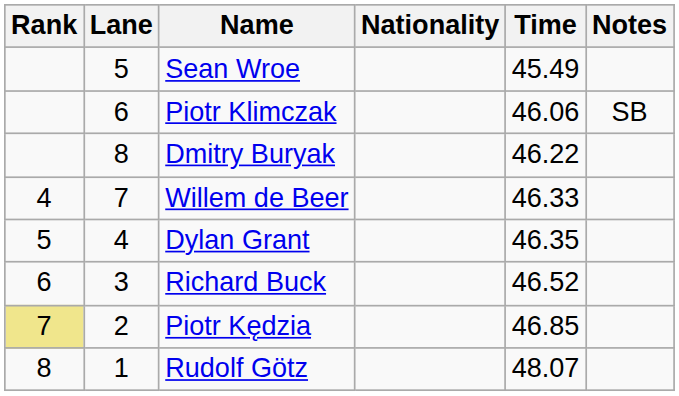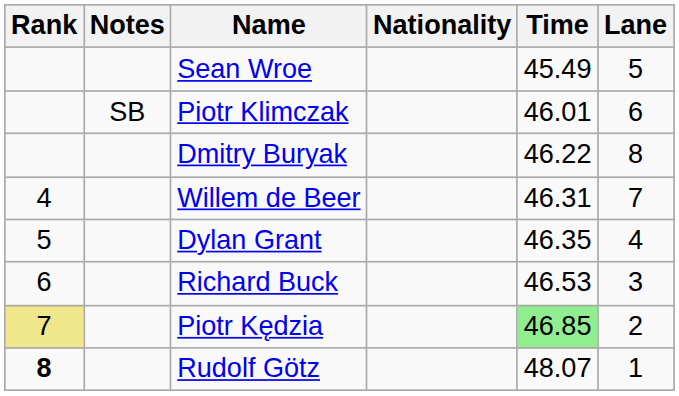columns swapped: (121, 25) <-> (629, 25)
(546, 111) 46.06 -> (558, 111) 46.01
(546, 197) 46.33 -> (558, 197) 46.31
(546, 283) 46.52 -> (558, 283) 46.53
(546, 326) no background -> (558, 326) lightgreen background
(44, 369) normal -> (44, 369) bold
